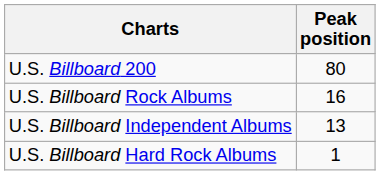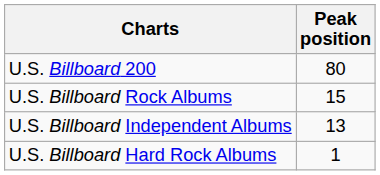(336, 97) 16 -> (336, 97) 15
